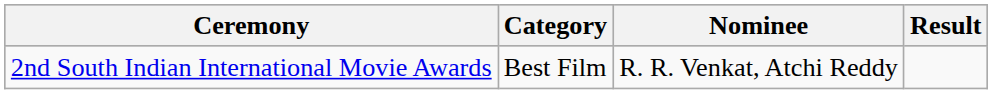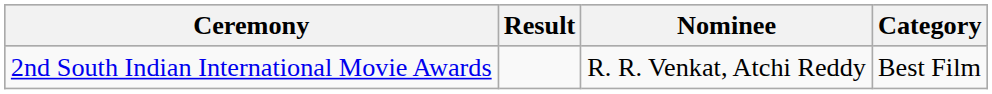columns swapped: (555, 25) <-> (946, 25)
